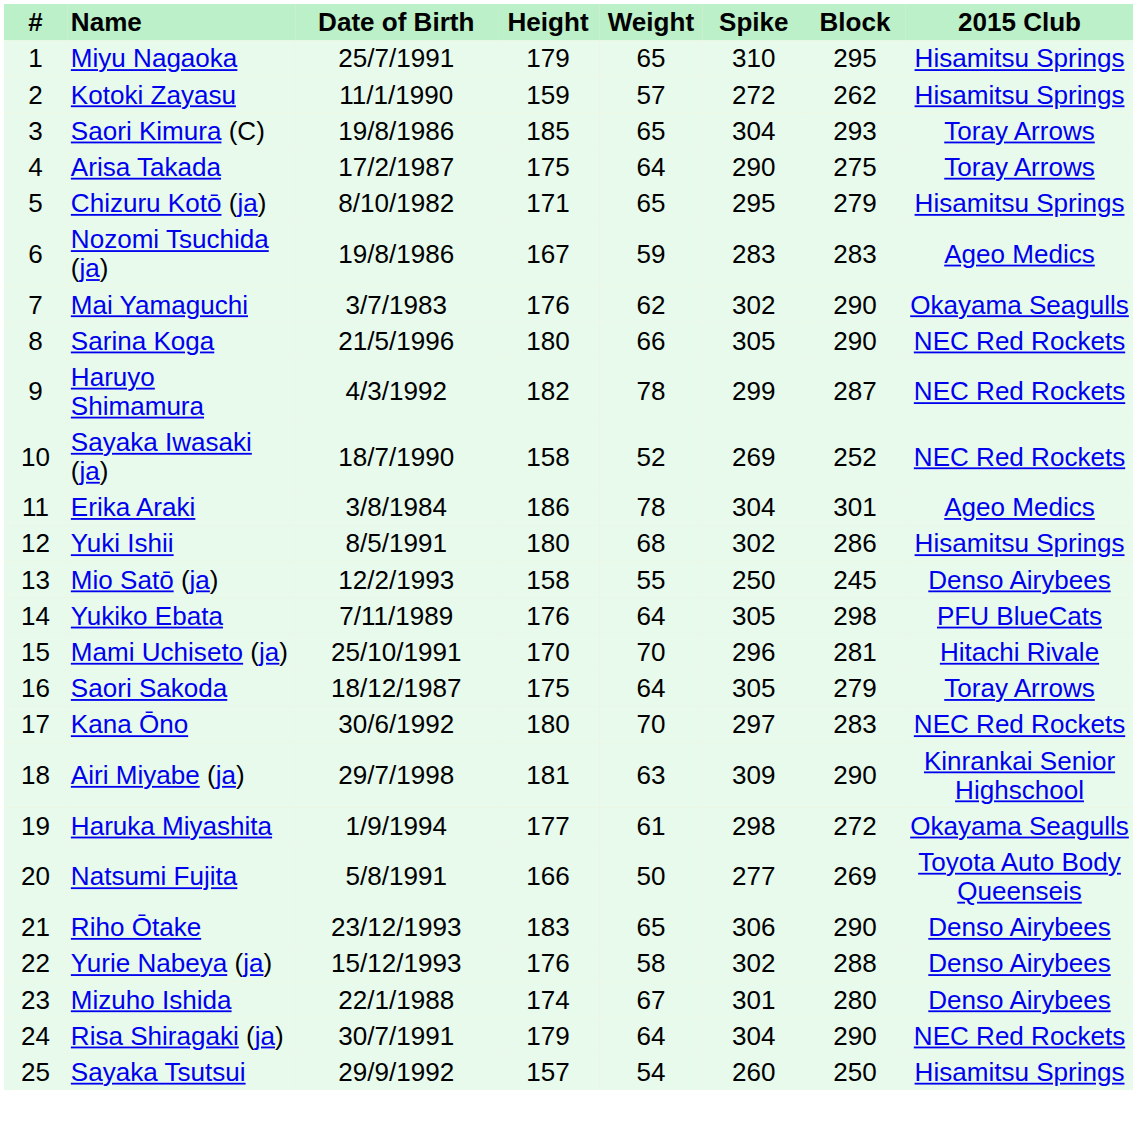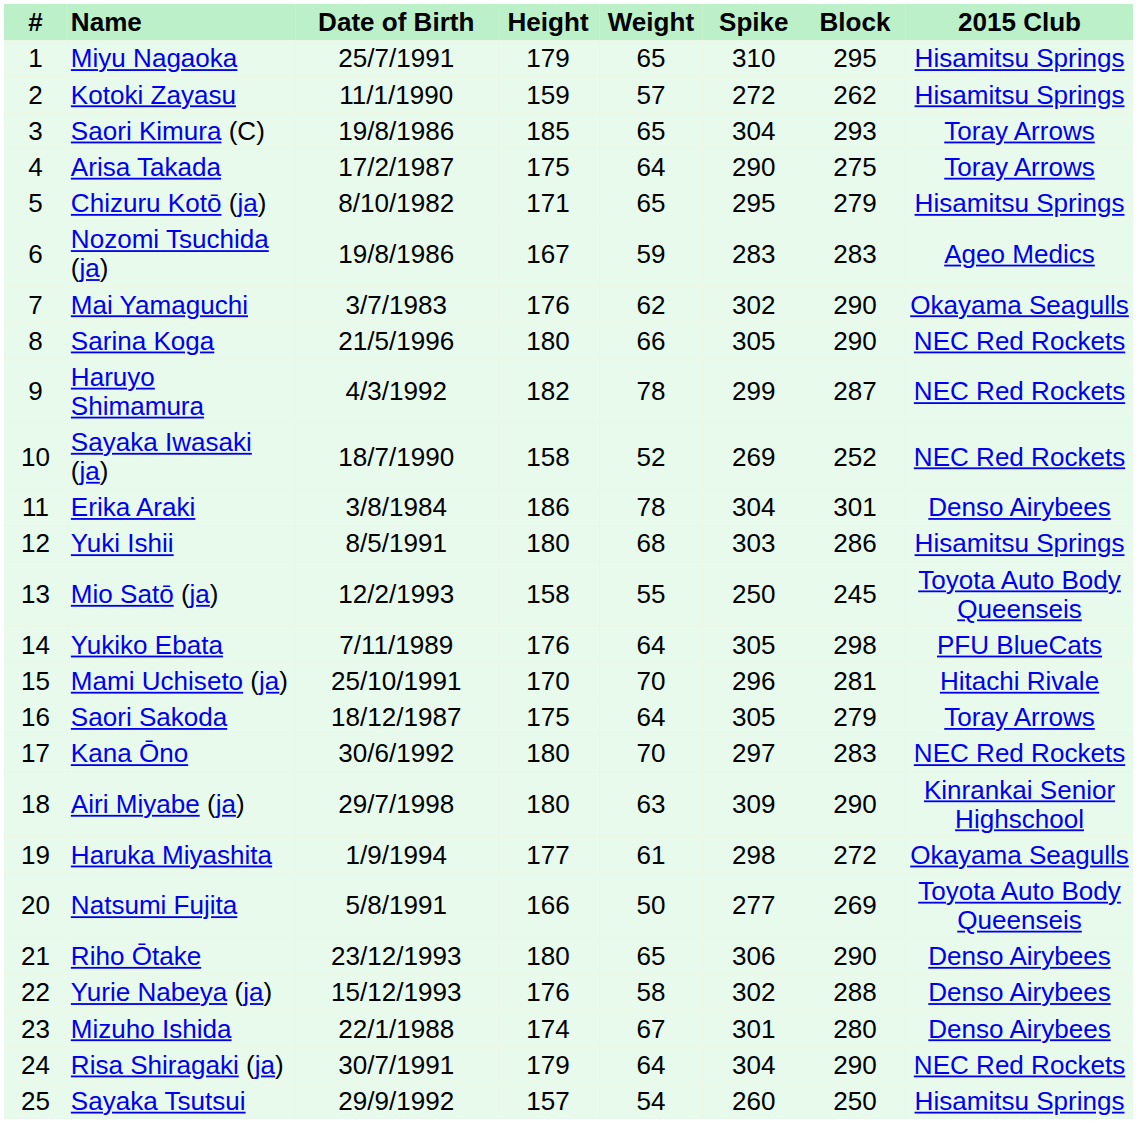(1020, 507) Ageo Medics -> (1020, 507) Denso Airybees
(754, 543) 302 -> (754, 543) 303
(1020, 580) Denso Airybees -> (1020, 594) Toyota Auto Body Queenseis
(548, 775) 181 -> (548, 804) 180
(548, 927) 183 -> (548, 956) 180
